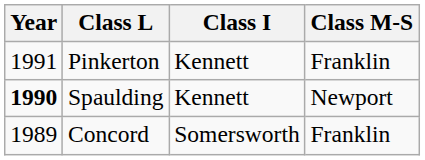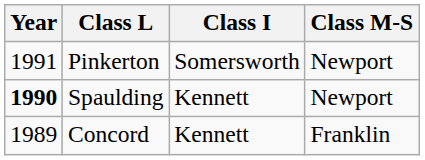(211, 60) Kennett -> (237, 60) Somersworth
(350, 60) Franklin -> (352, 60) Newport
(237, 135) Somersworth -> (211, 135) Kennett
